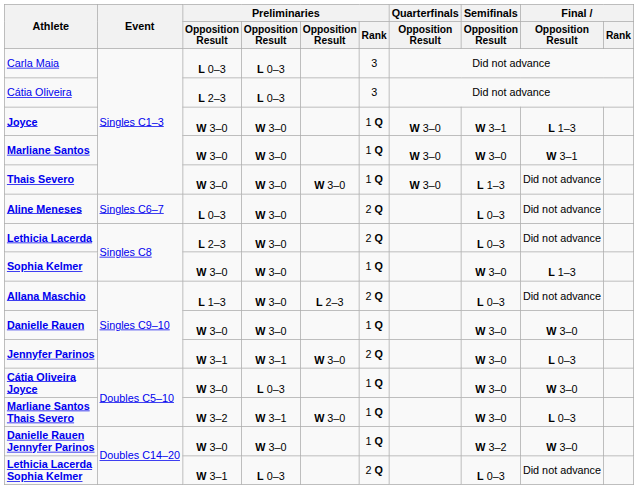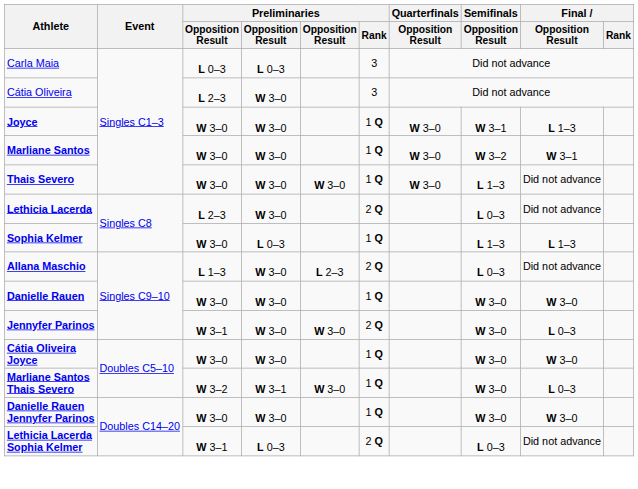(271, 99) L 0–3 -> (271, 99) W 3–0
(491, 157) W 3–0 -> (491, 157) W 3–2
- row: (44, 209)
(271, 273) W 3–0 -> (271, 244) L 0–3
(491, 273) W 3–0 -> (491, 244) L 1–3
(271, 360) W 3–1 -> (271, 331) W 3–0
(271, 389) L 0–3 -> (271, 360) W 3–0
(491, 448) W 3–2 -> (491, 418) W 3–0
